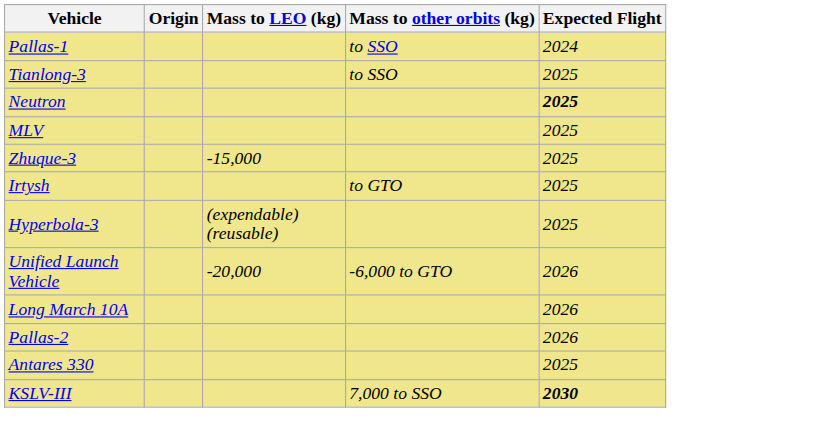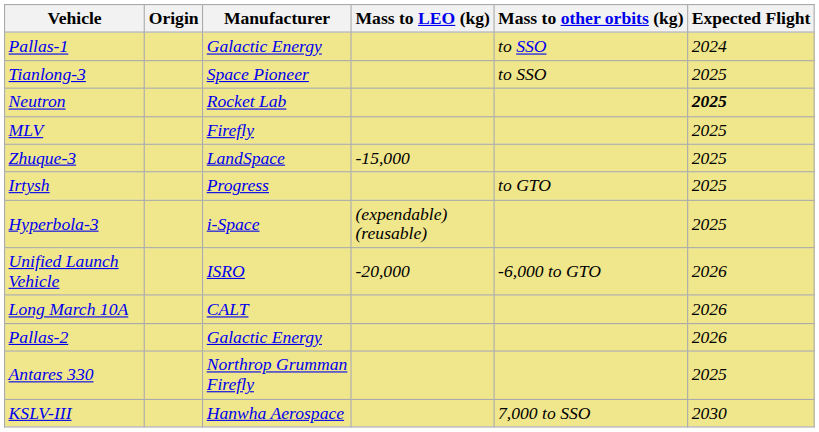+ column: (277, 18)
(560, 393) bold -> (709, 412) normal
